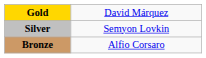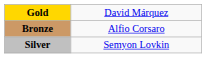rows swapped: (38, 28) <-> (38, 45)
